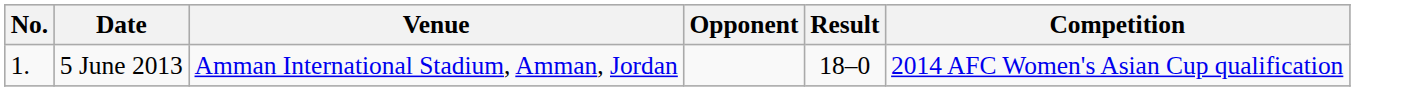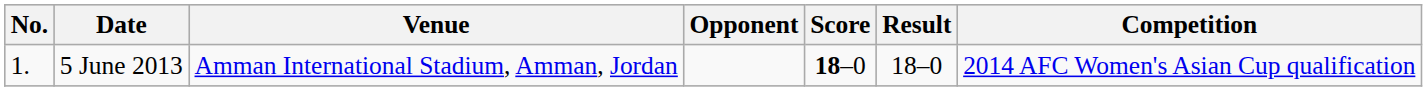+ column: (840, 24)
